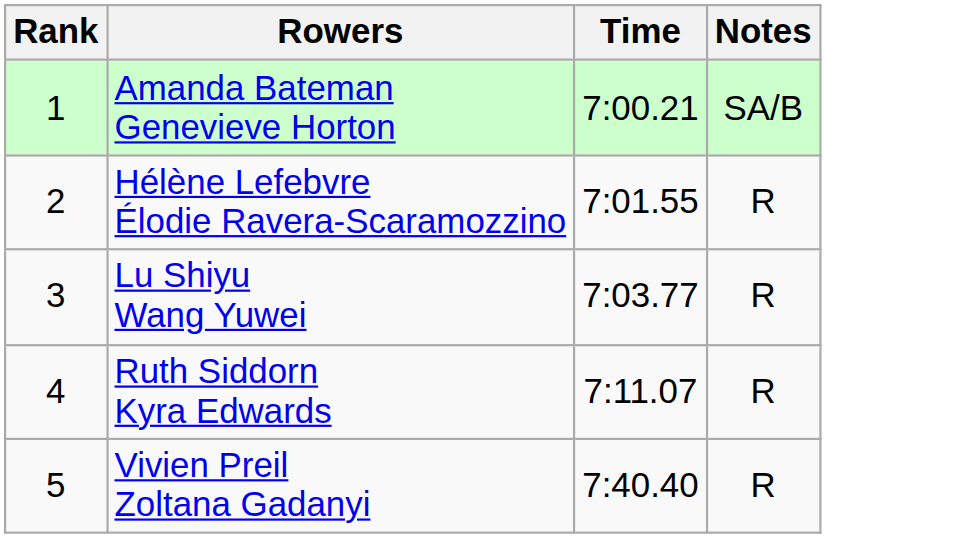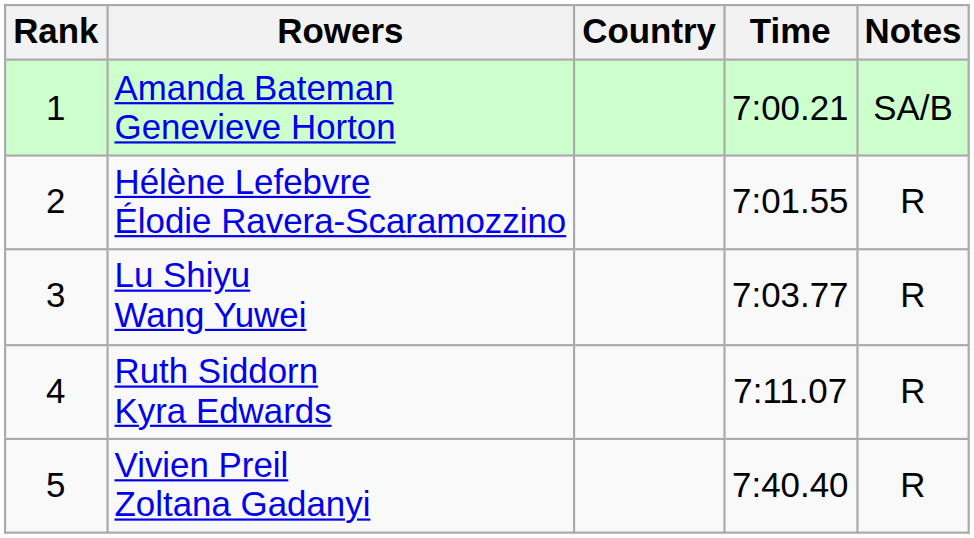+ column: (649, 32)
